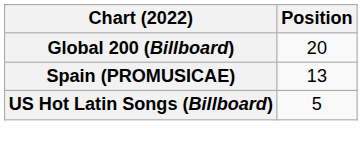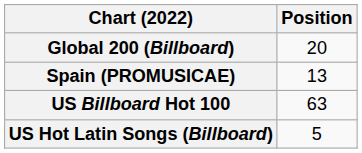+ row: (141, 104)
